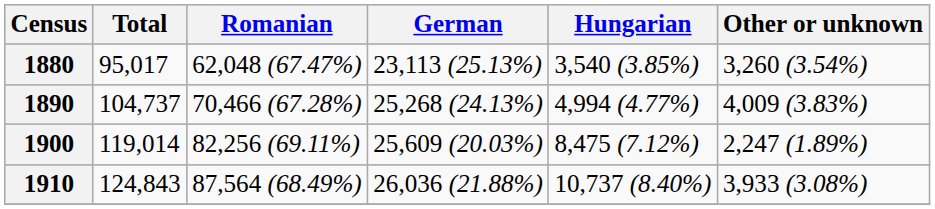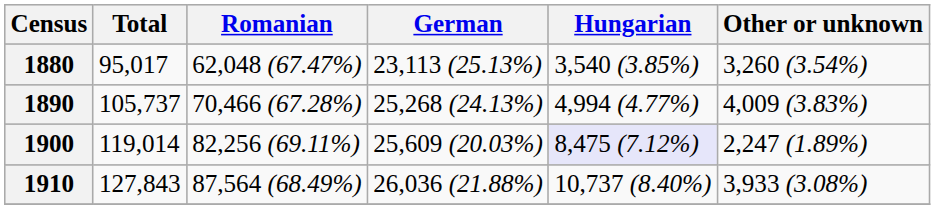(140, 104) 104,737 -> (140, 104) 105,737
(627, 143) no background -> (627, 143) lavender background
(140, 183) 124,843 -> (140, 183) 127,843
